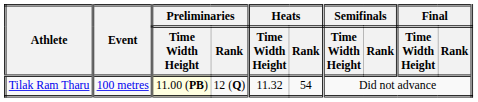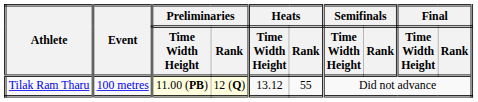(229, 86) no background -> (229, 86) lightyellow background
(269, 86) 11.32 -> (269, 86) 13.12
(306, 86) 54 -> (306, 86) 55
